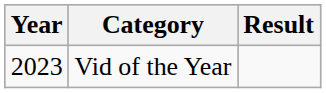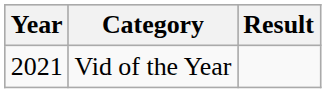(37, 66) 2023 -> (37, 66) 2021
